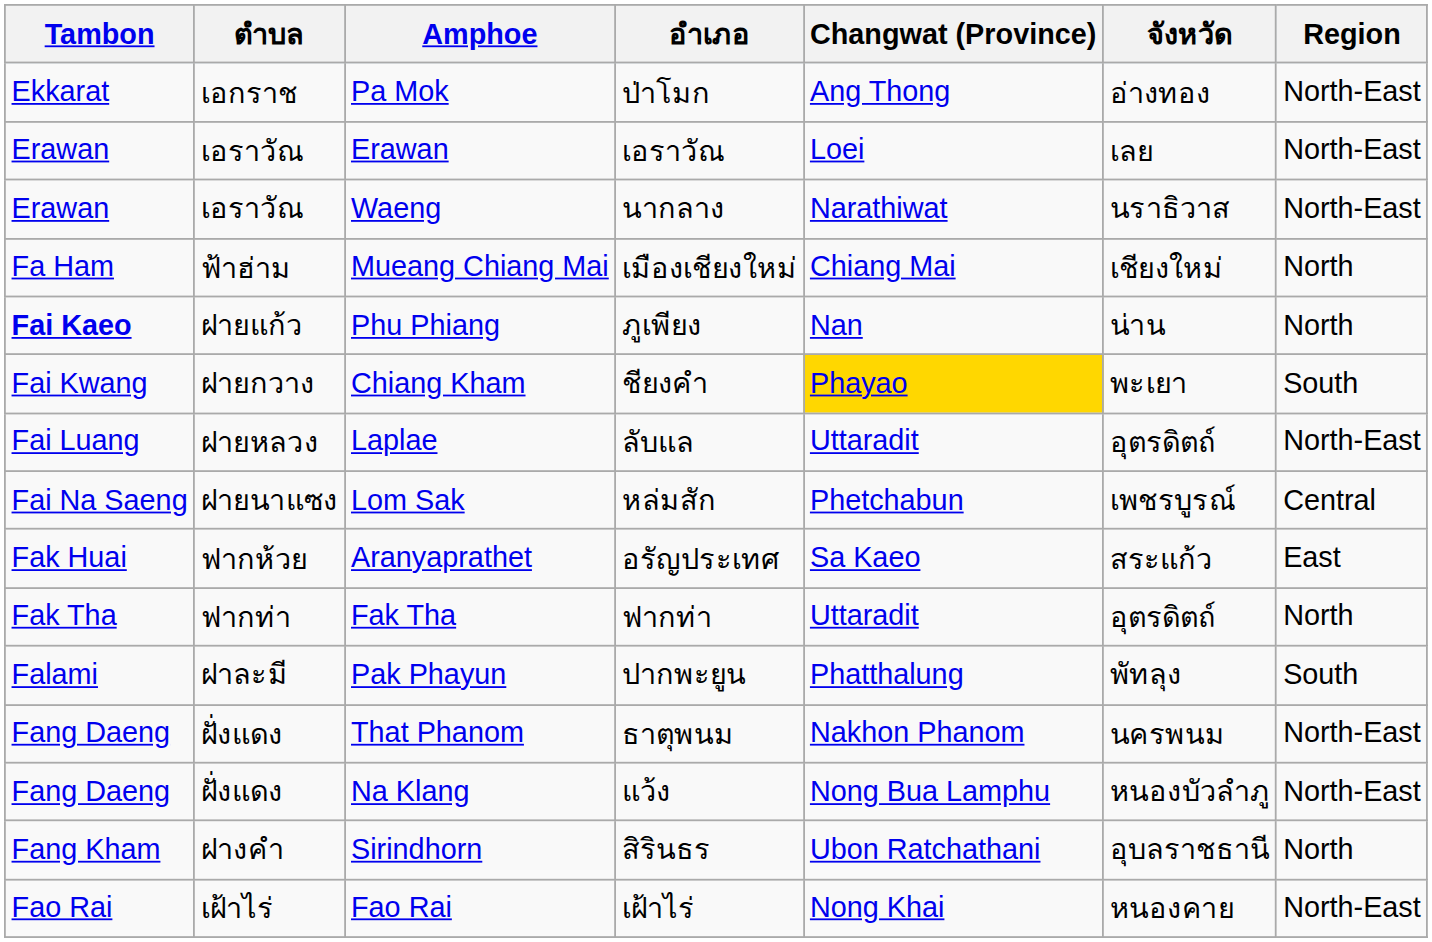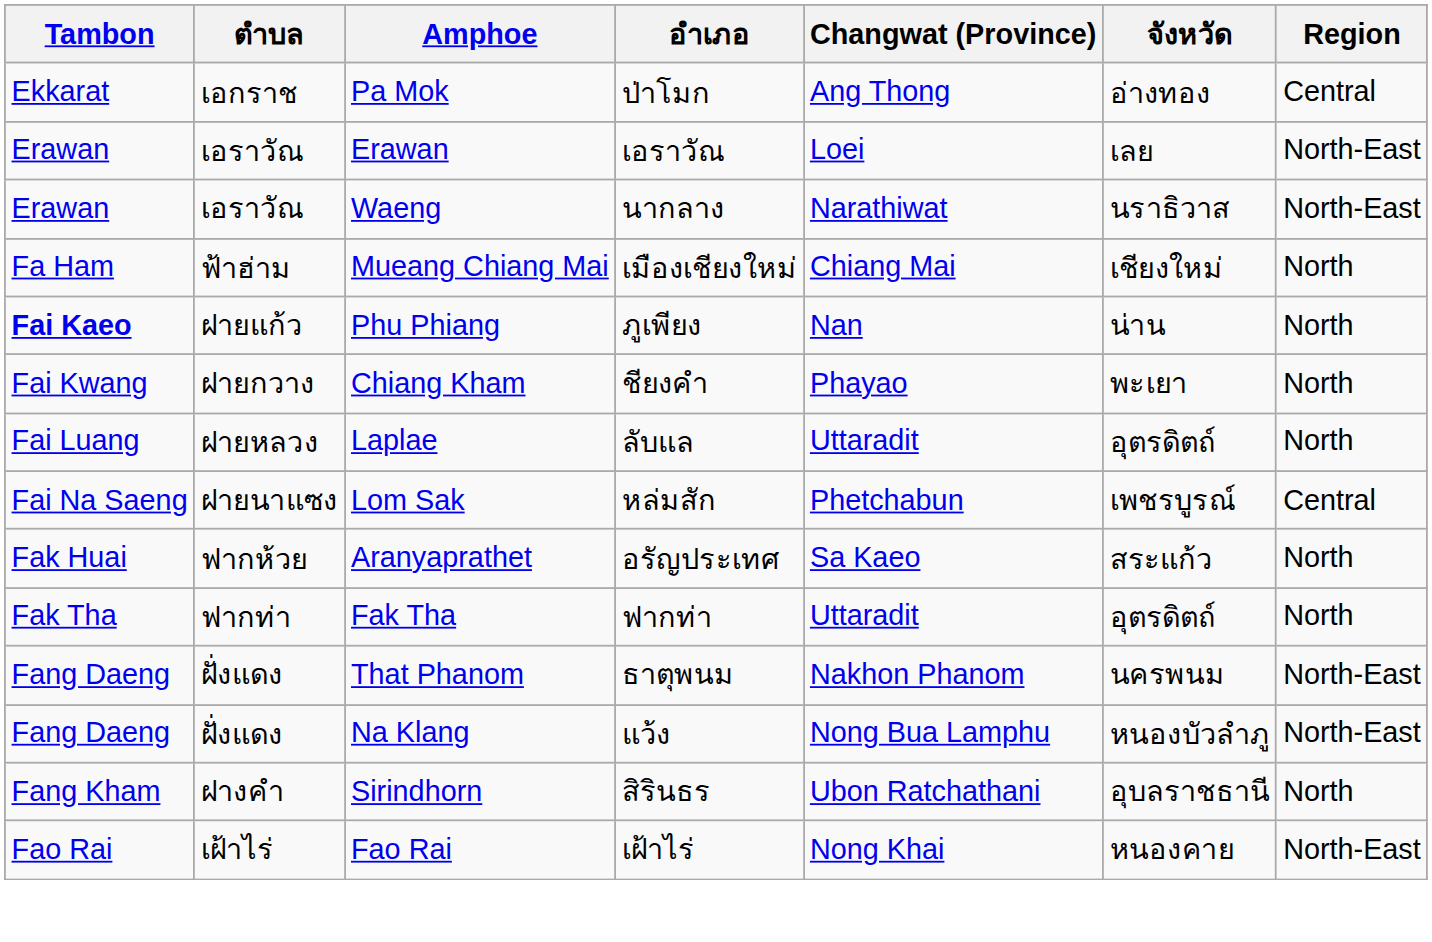(1352, 91) North-East -> (1330, 91) Central
(859, 383) gold background -> (859, 383) no background
(1321, 383) South -> (1318, 383) North
(1352, 441) North-East -> (1318, 441) North
(1312, 558) East -> (1318, 558) North
- row: (429, 674)
